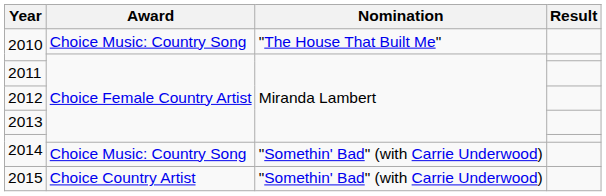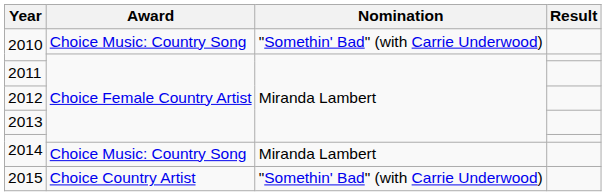(350, 41) "The House That Built Me" -> (401, 41) "Somethin' Bad" (with Carrie Underwood)
(401, 154) "Somethin' Bad" (with Carrie Underwood) -> (317, 154) Miranda Lambert
